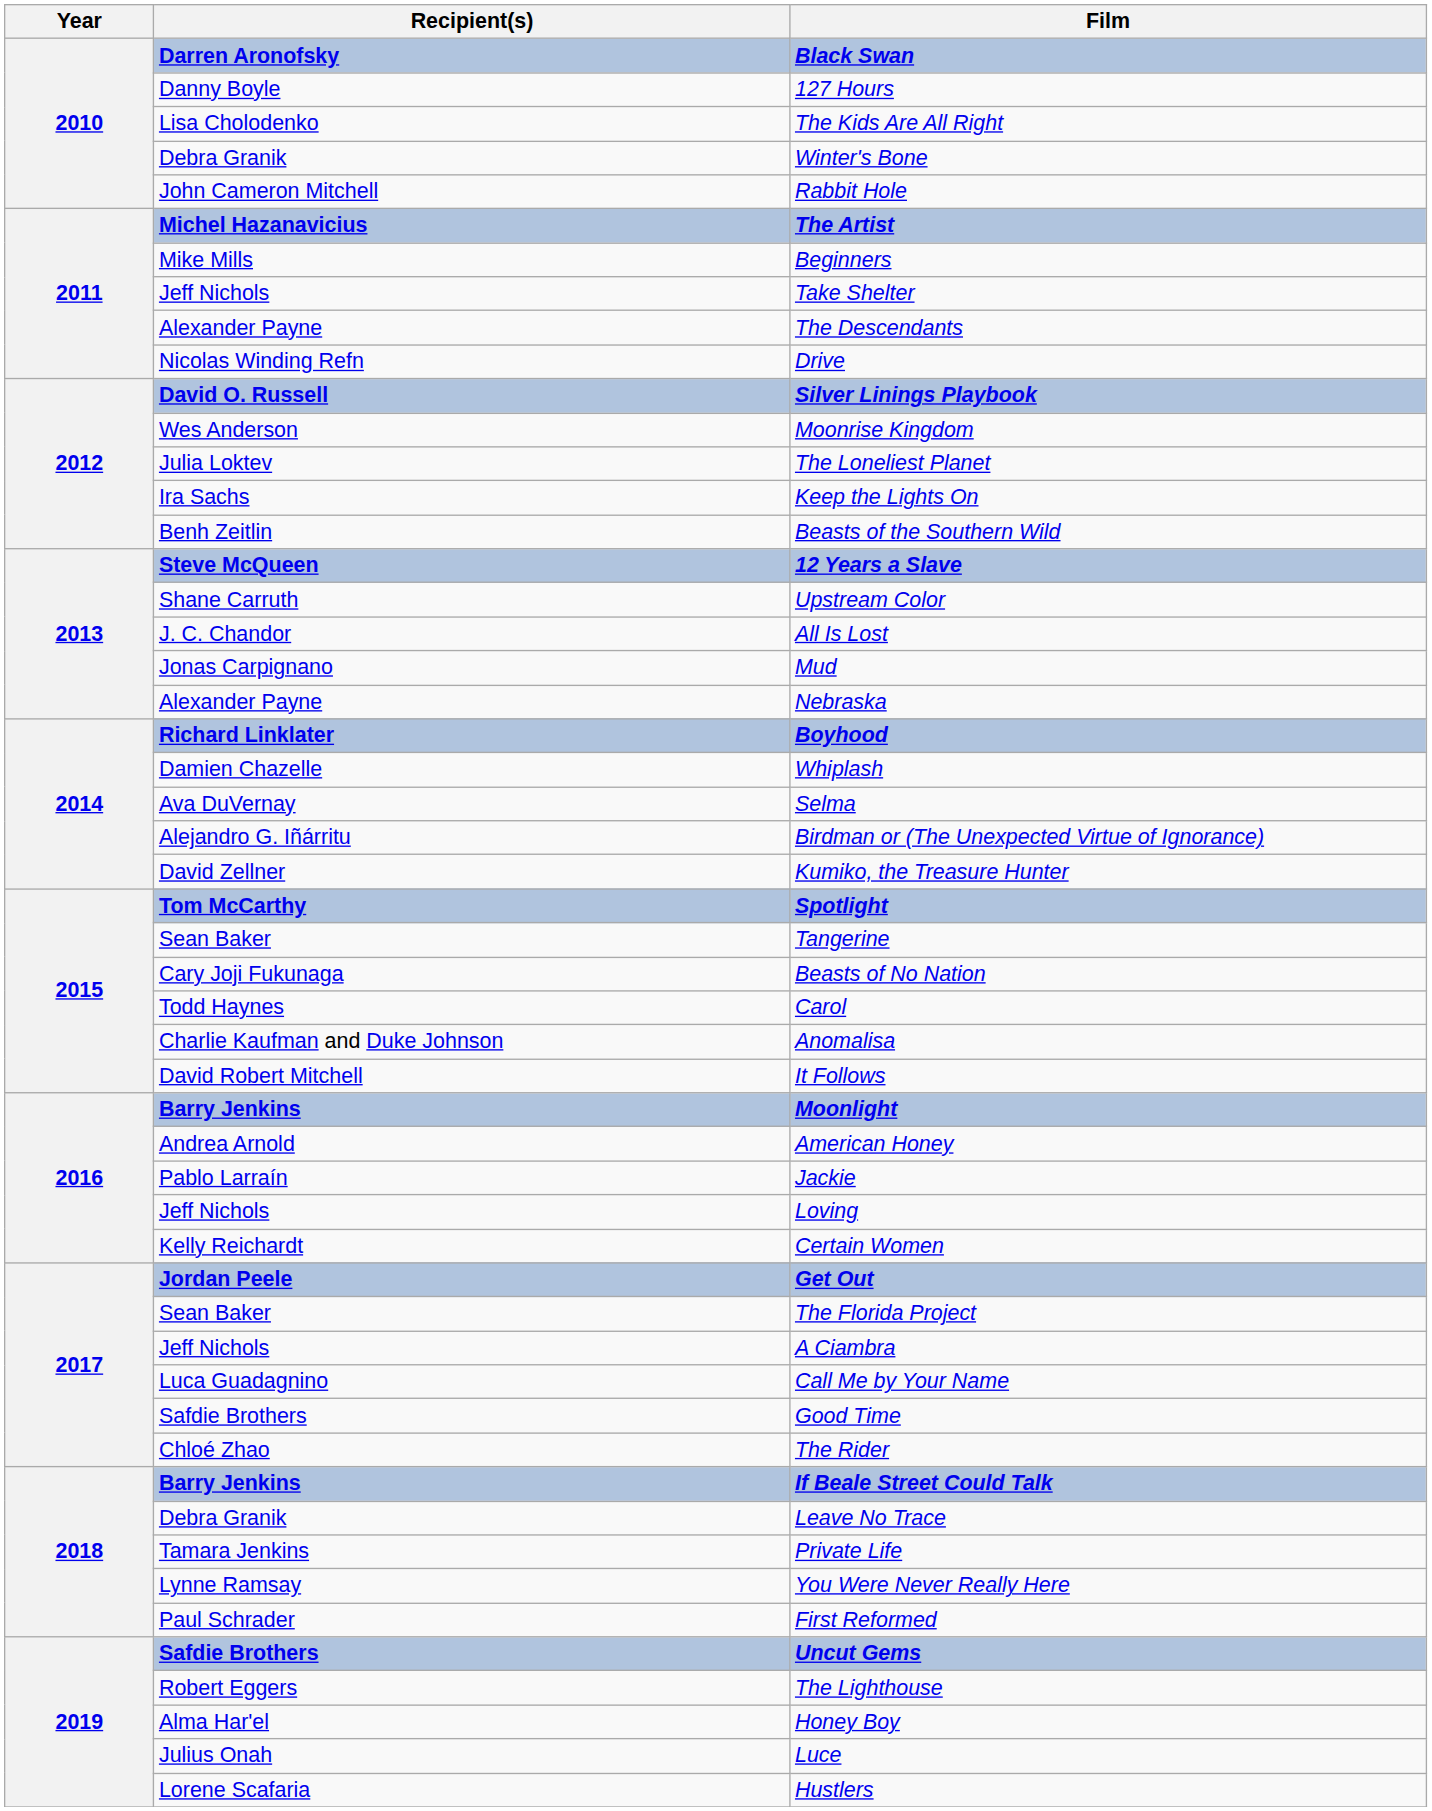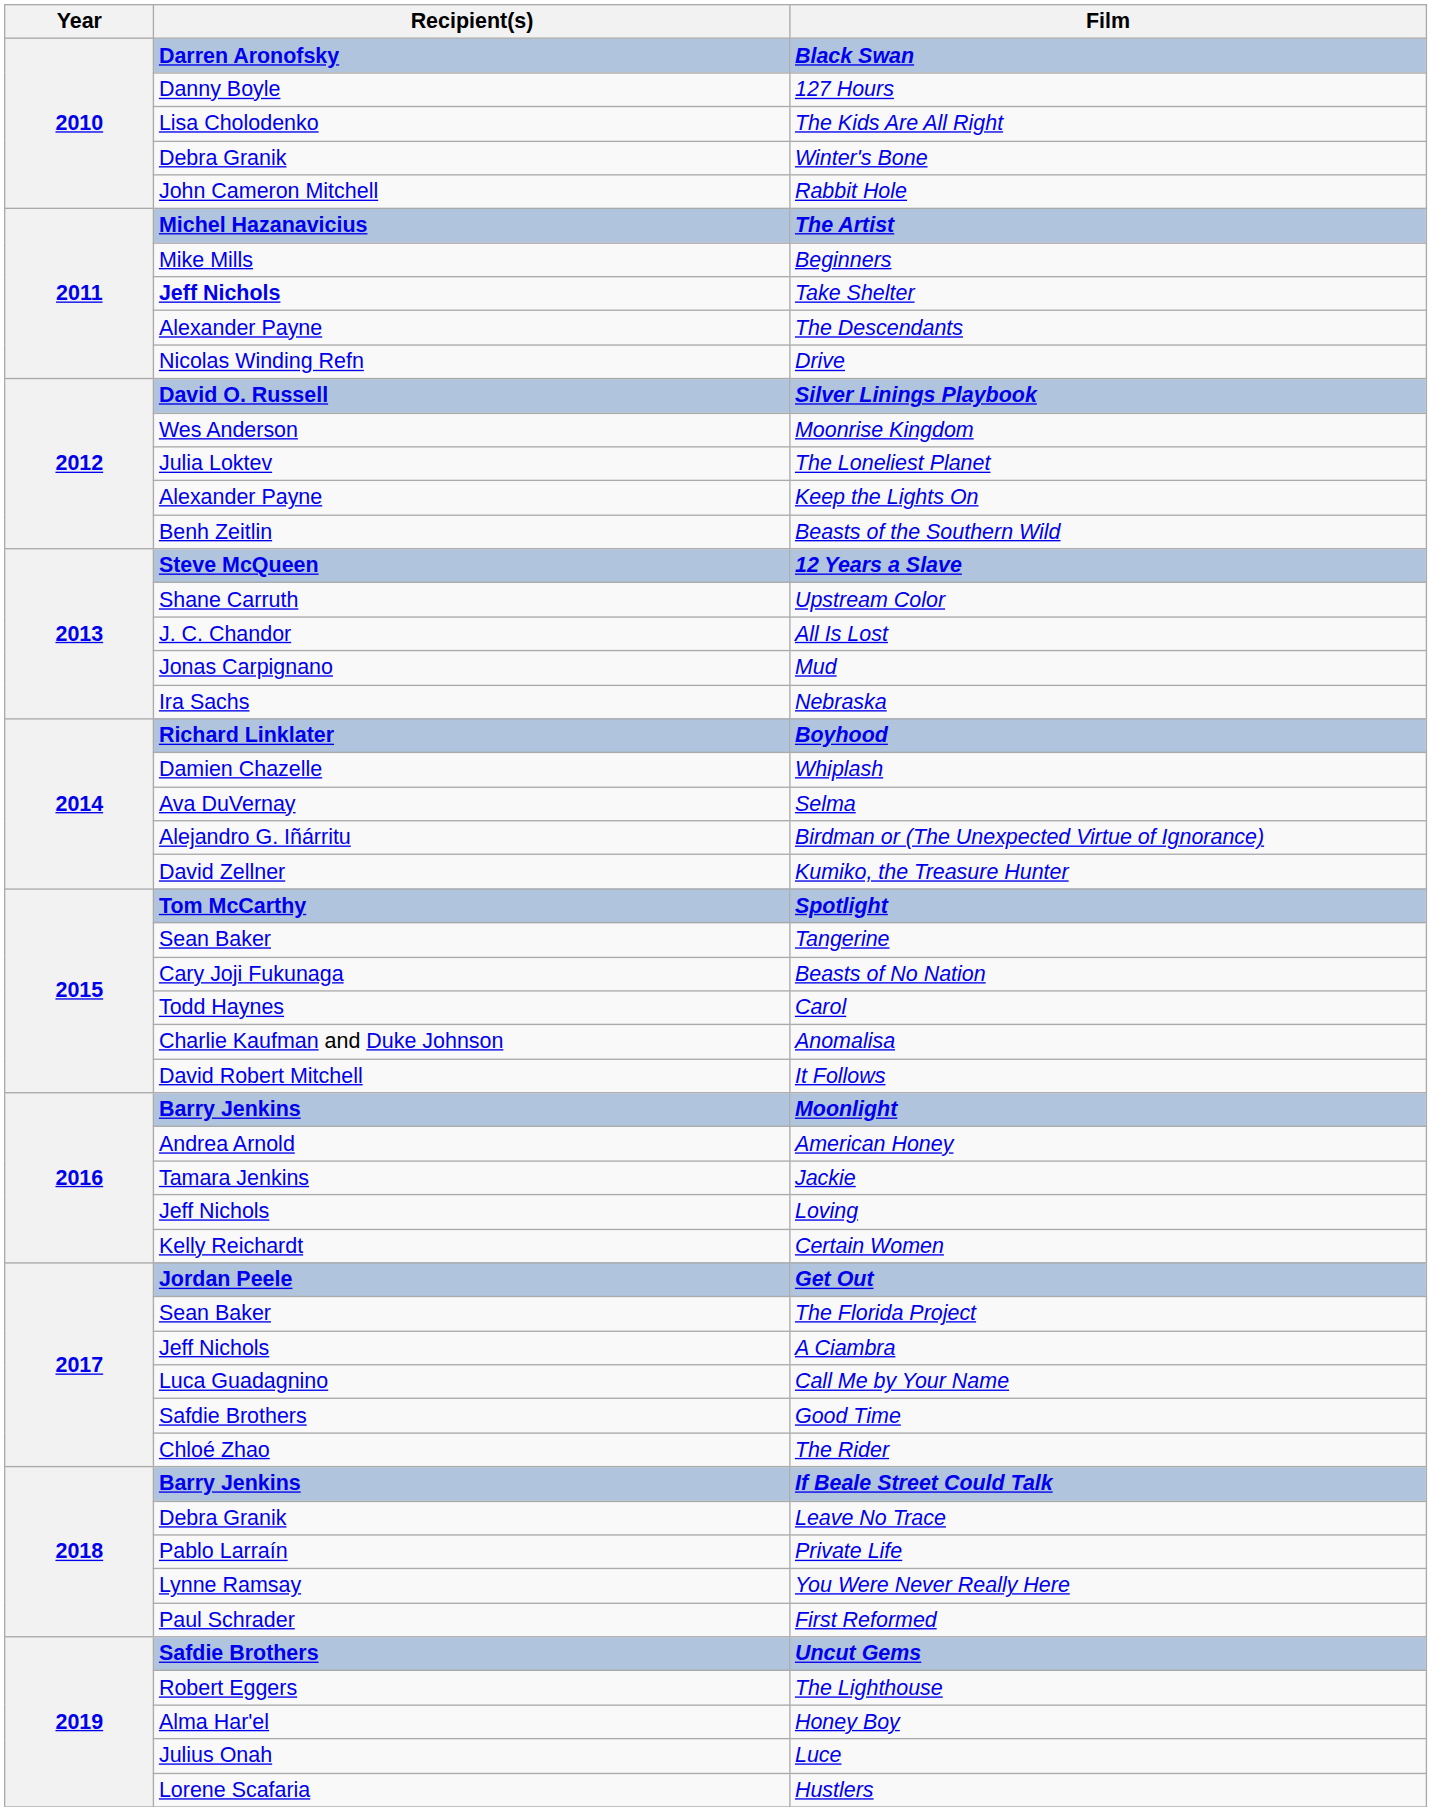(214, 293) normal -> (220, 293) bold
(204, 497) Ira Sachs -> (241, 497) Alexander Payne
(241, 701) Alexander Payne -> (204, 701) Ira Sachs
(223, 1177) Pablo Larraín -> (234, 1177) Tamara Jenkins
(234, 1551) Tamara Jenkins -> (223, 1551) Pablo Larraín
